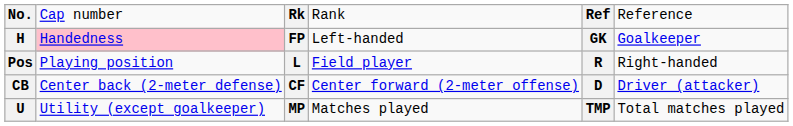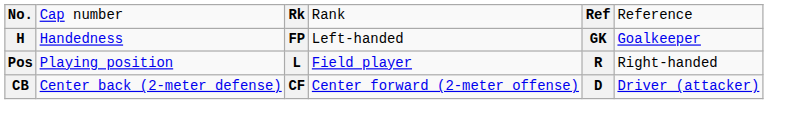(81, 39) pink background -> (81, 39) no background
- row: (20, 110)
